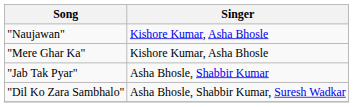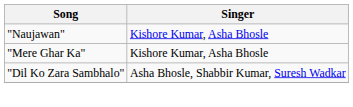- row: (42, 73)
